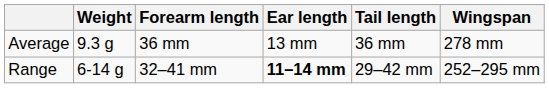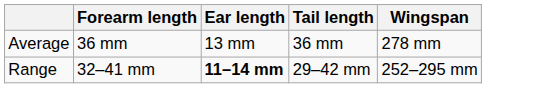- column: (104, 17)
